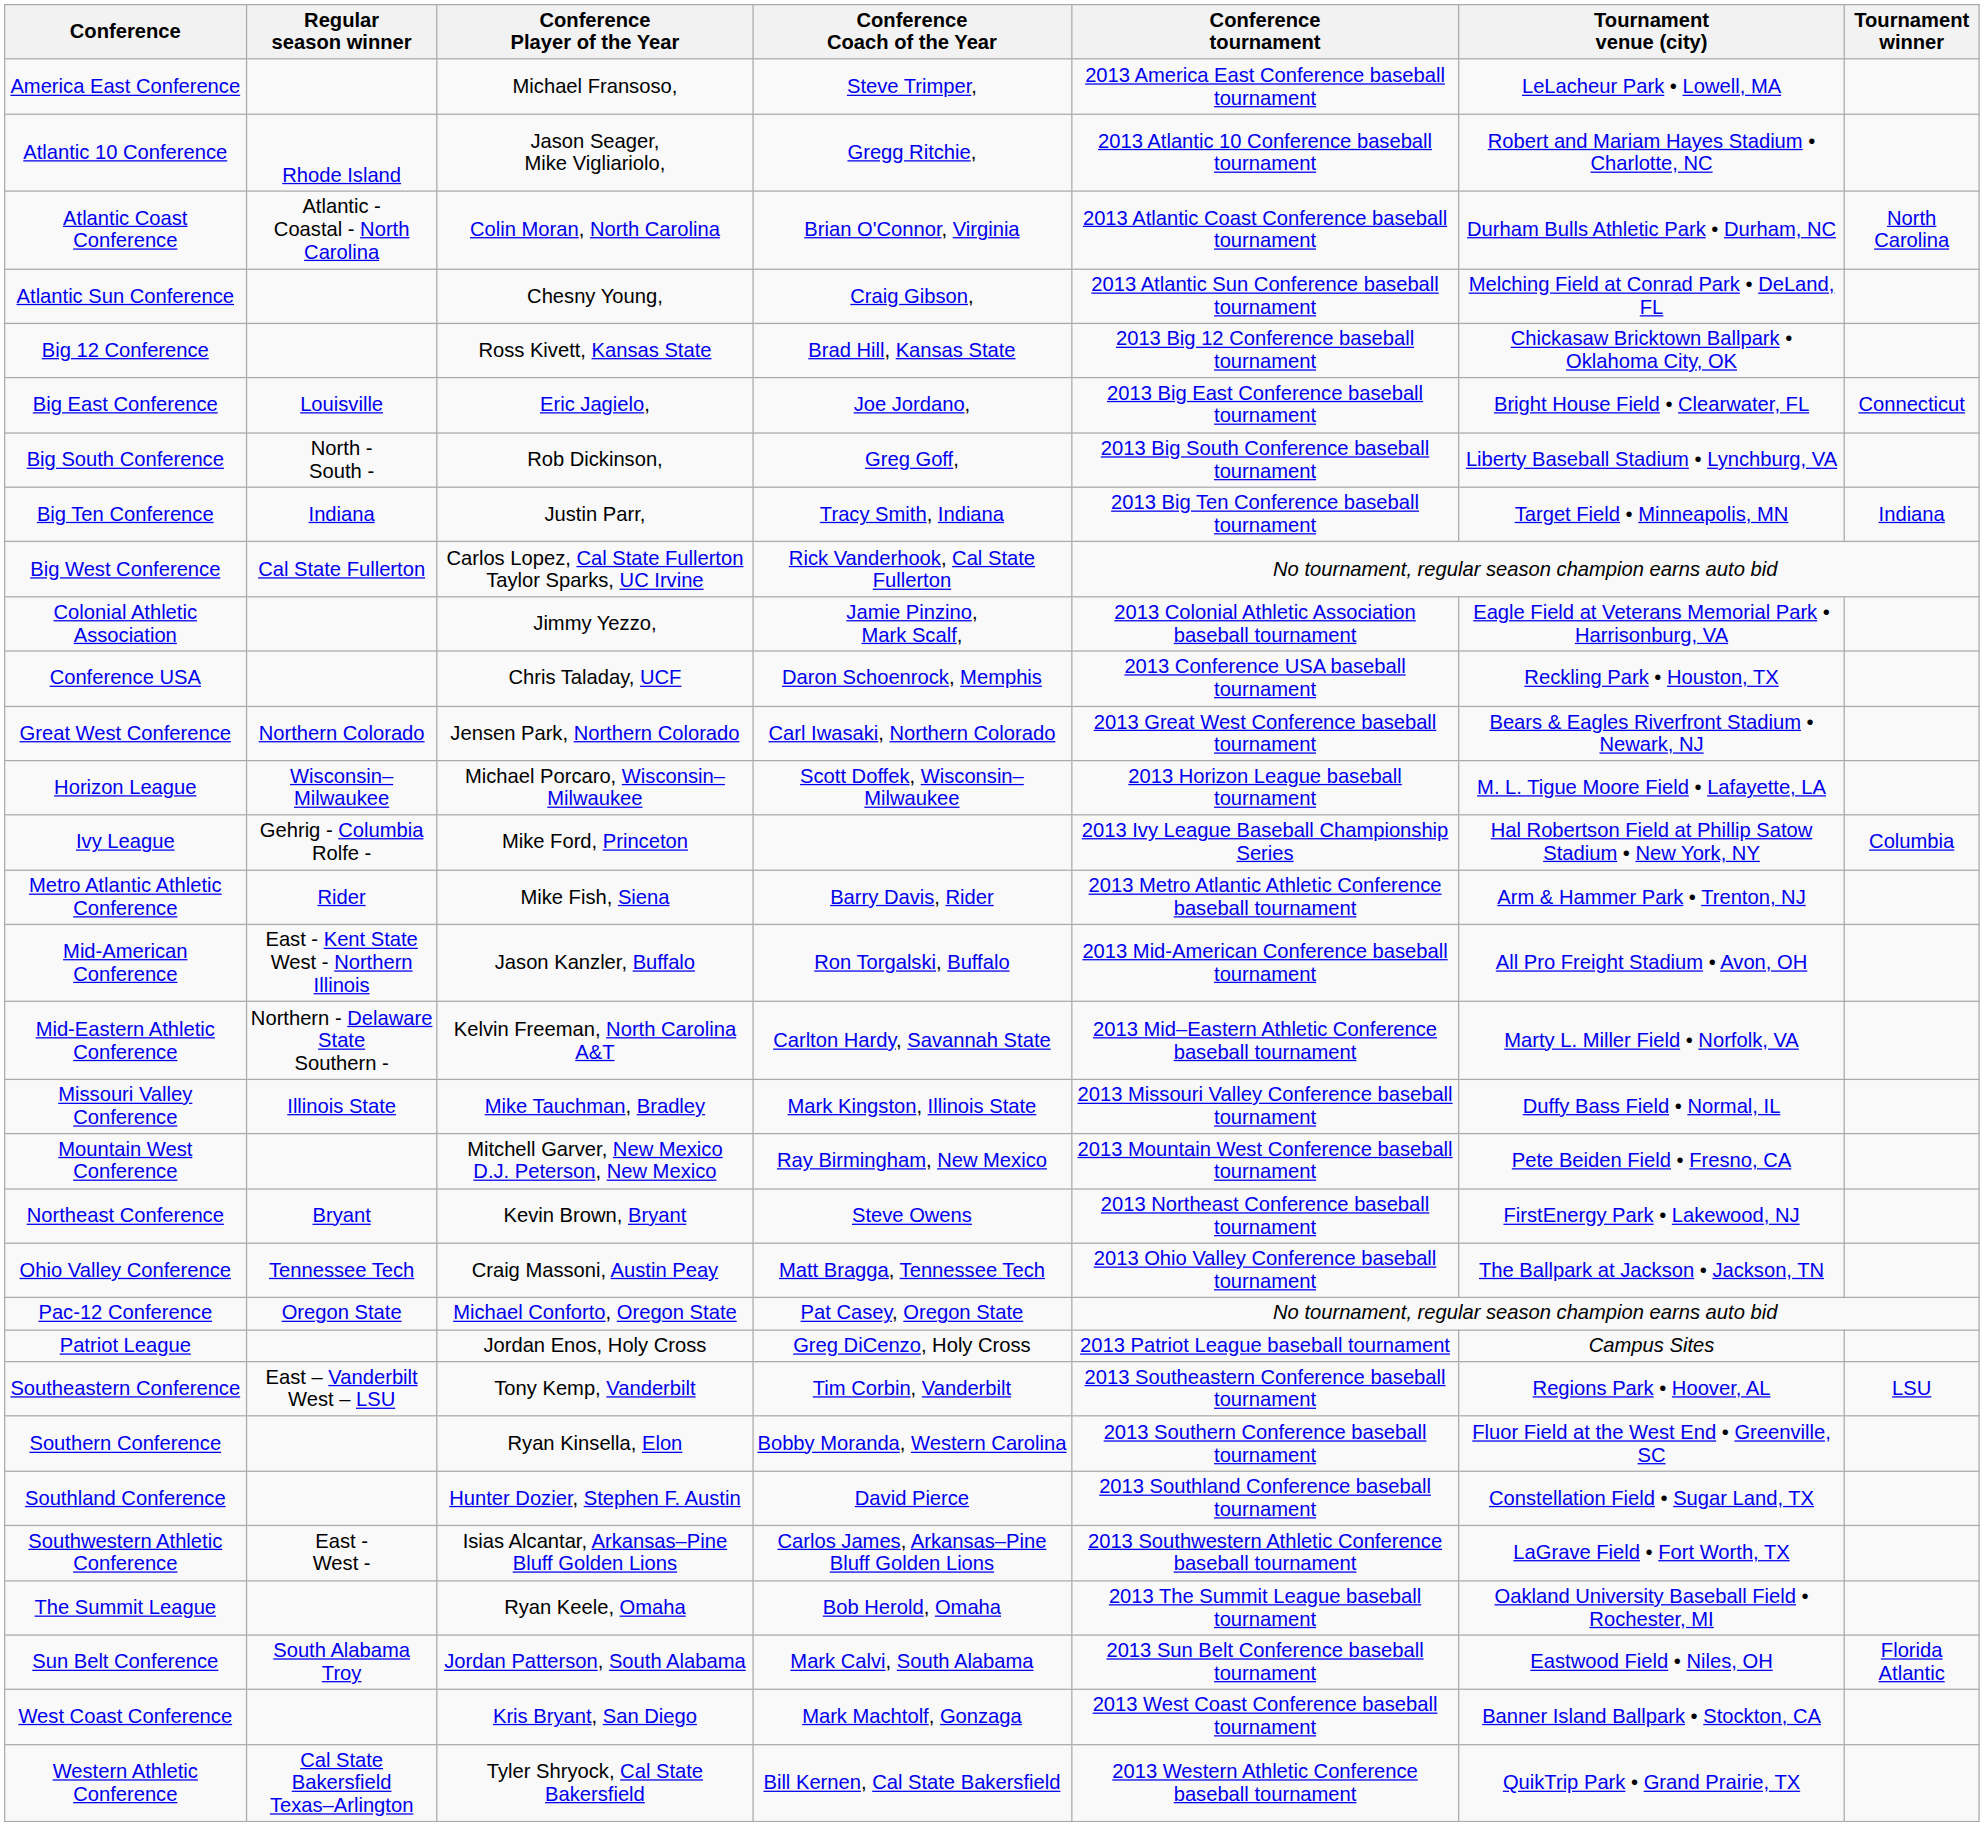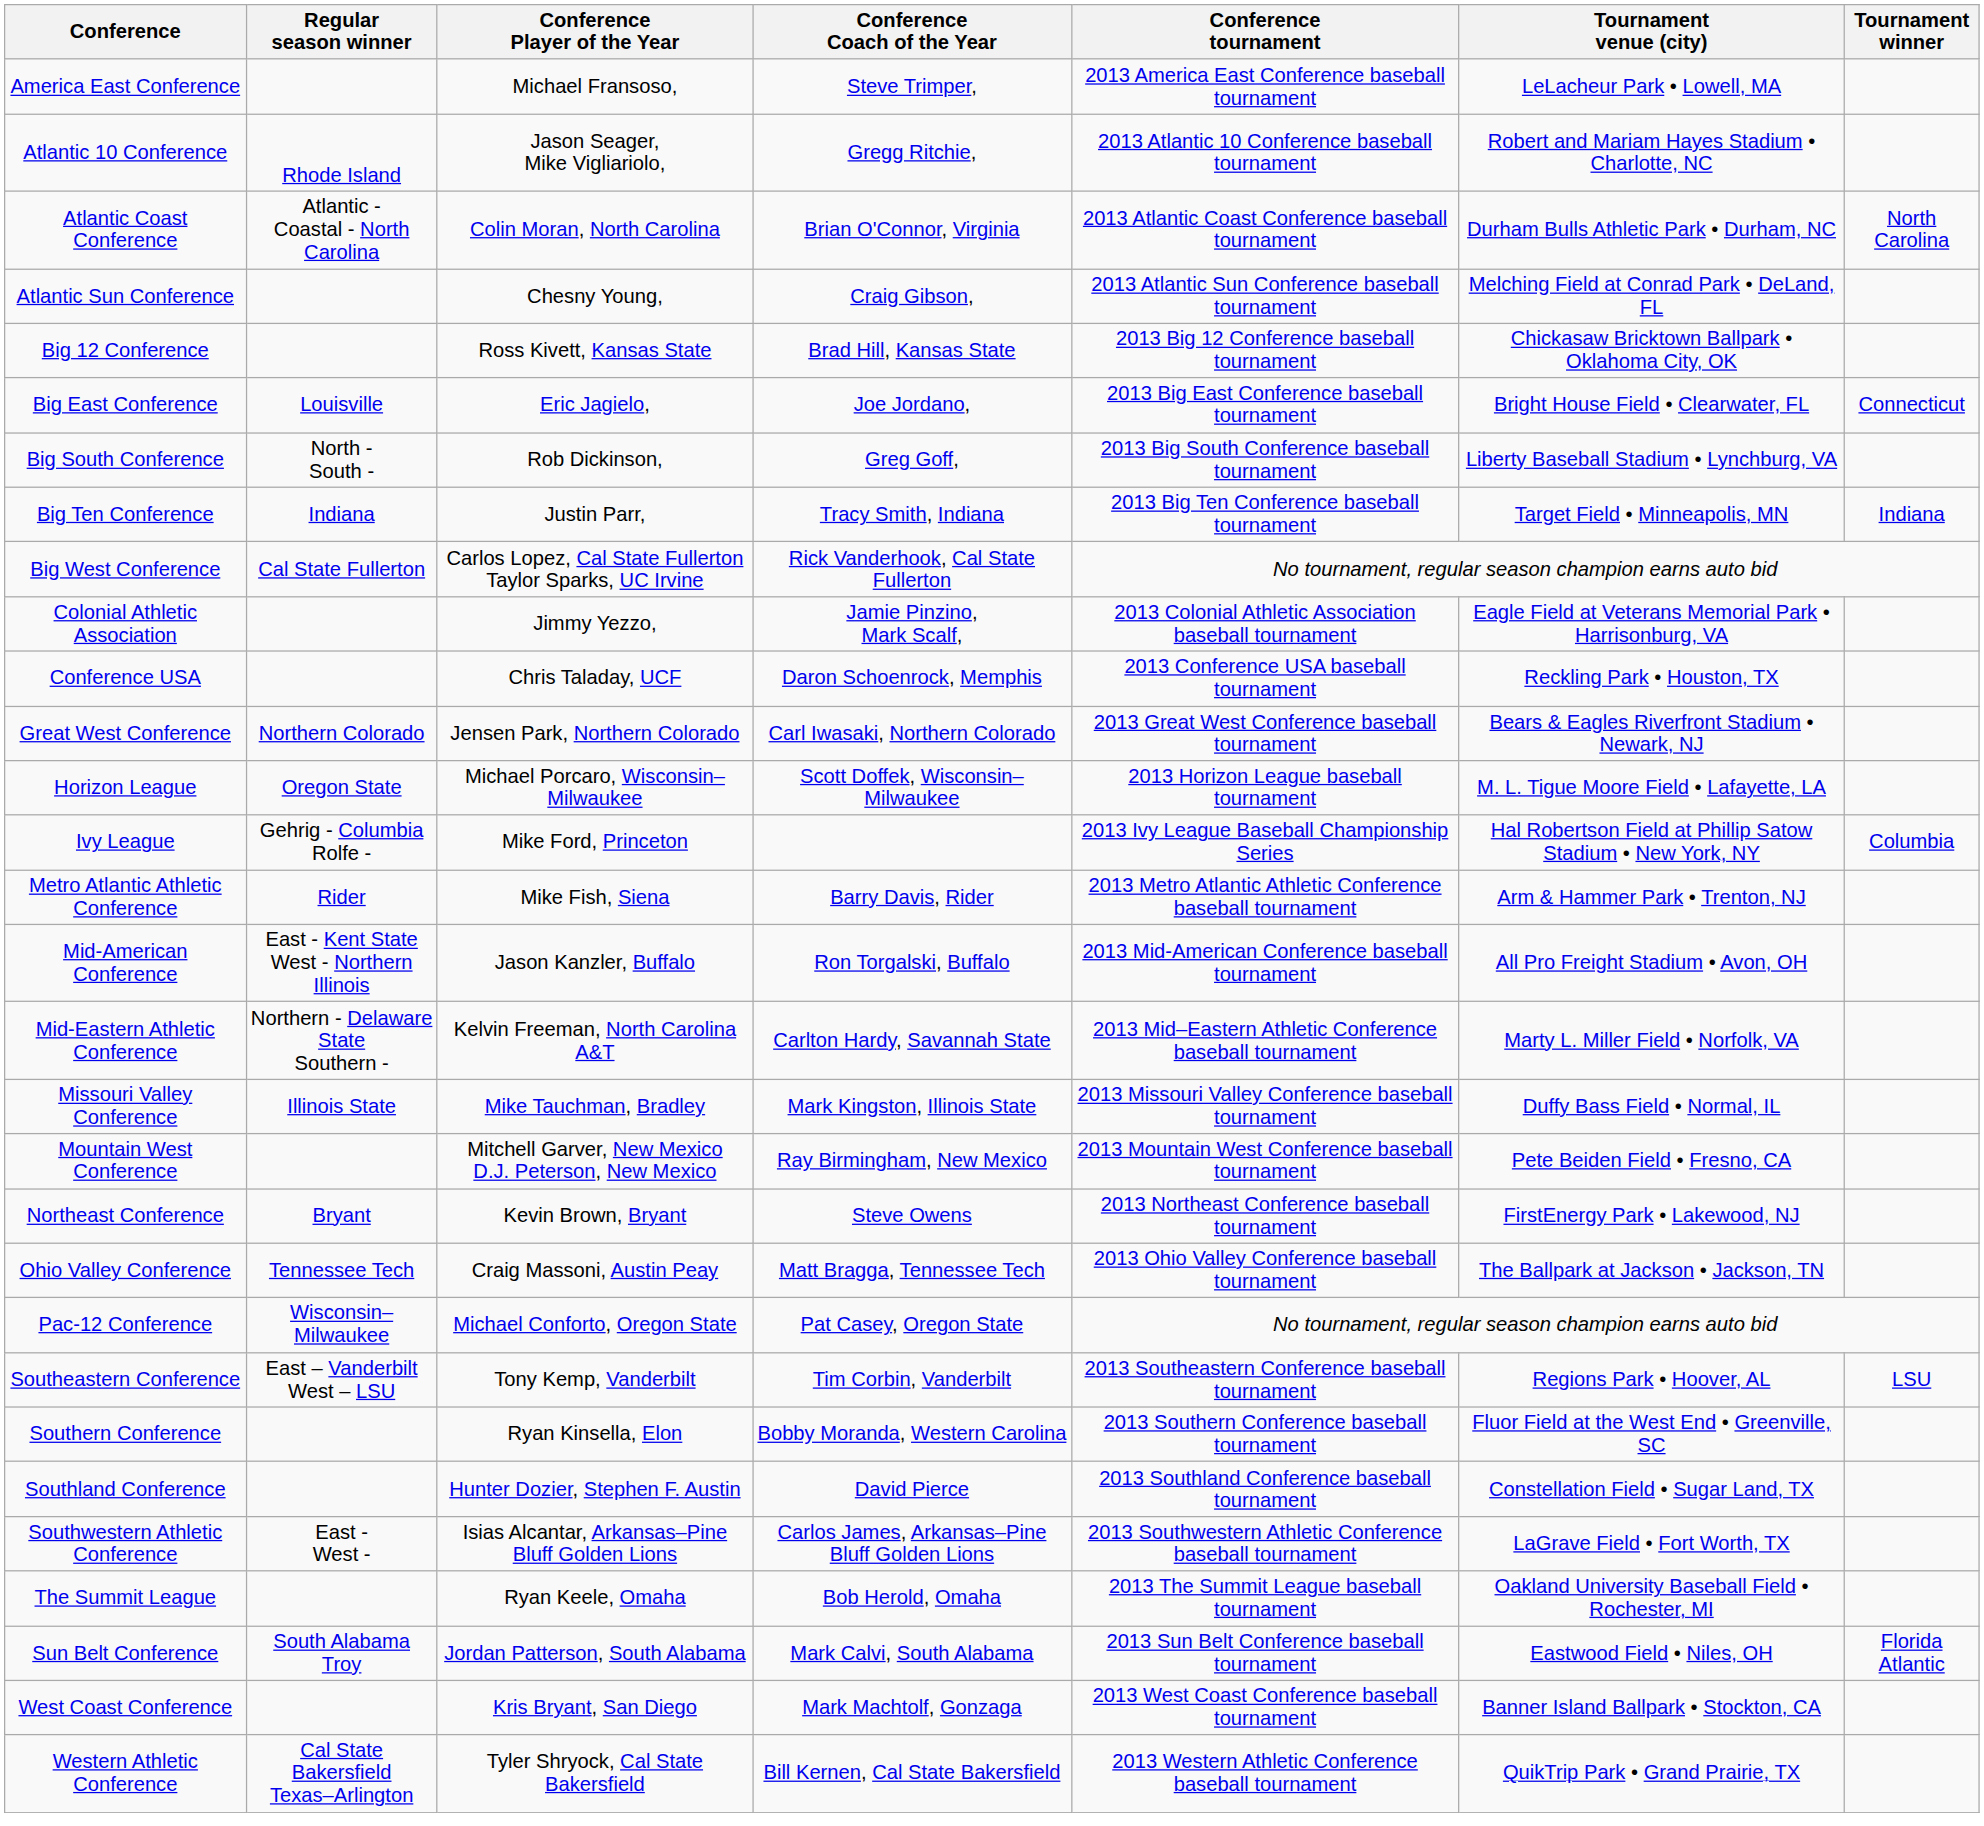(342, 787) Wisconsin–Milwaukee -> (342, 787) Oregon State
(342, 1313) Oregon State -> (342, 1324) Wisconsin–Milwaukee
- row: (125, 1345)
